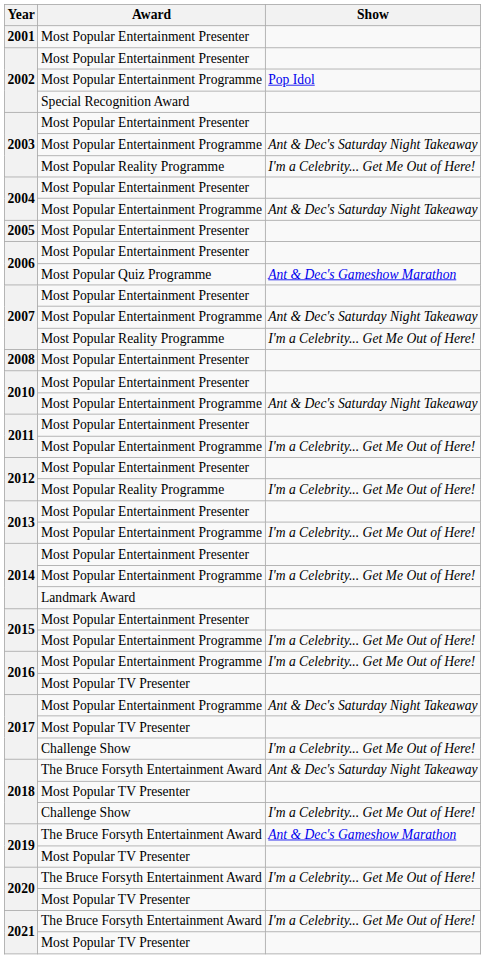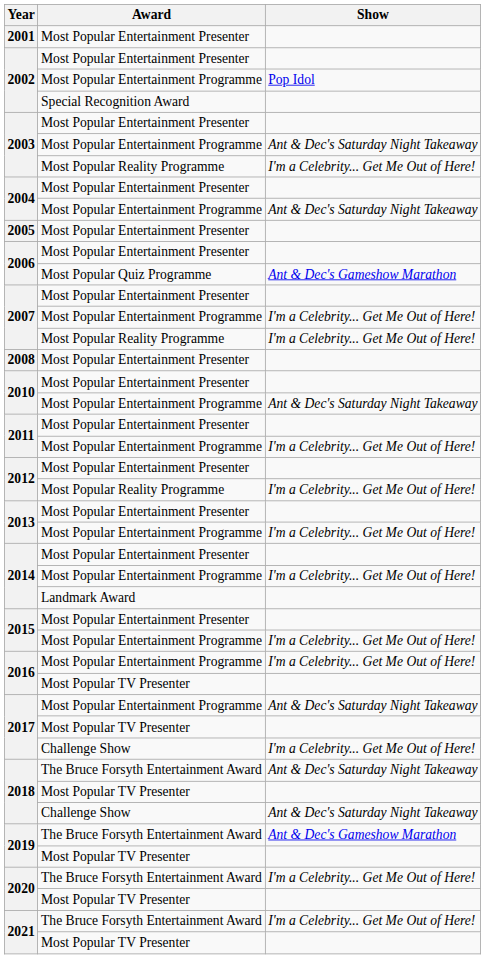(373, 317) Ant & Dec's Saturday Night Takeaway -> (372, 317) I'm a Celebrity... Get Me Out of Here!
(372, 813) I'm a Celebrity... Get Me Out of Here! -> (373, 813) Ant & Dec's Saturday Night Takeaway
